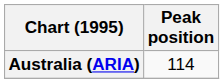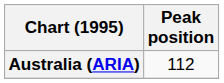(181, 64) 114 -> (181, 64) 112
